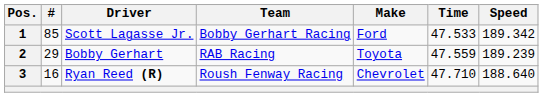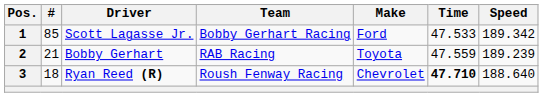(51, 56) 29 -> (51, 56) 21
(51, 76) 16 -> (51, 76) 18
(453, 76) normal -> (453, 76) bold
